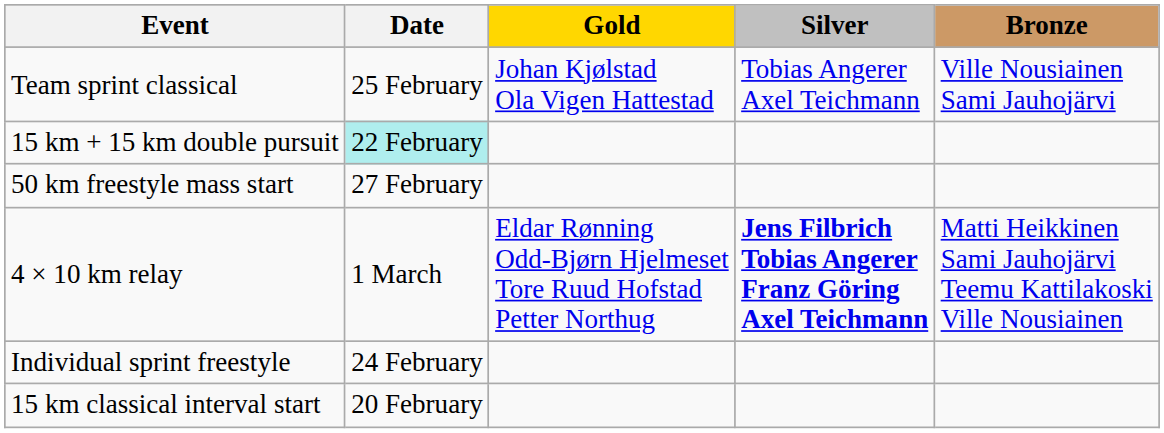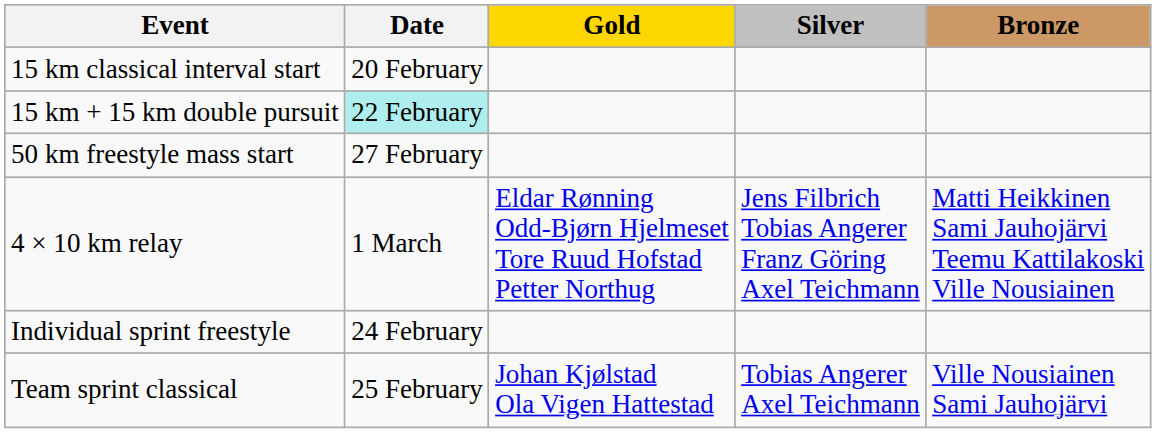rows swapped: (166, 404) <-> (124, 84)
(835, 273) bold -> (830, 243) normal
